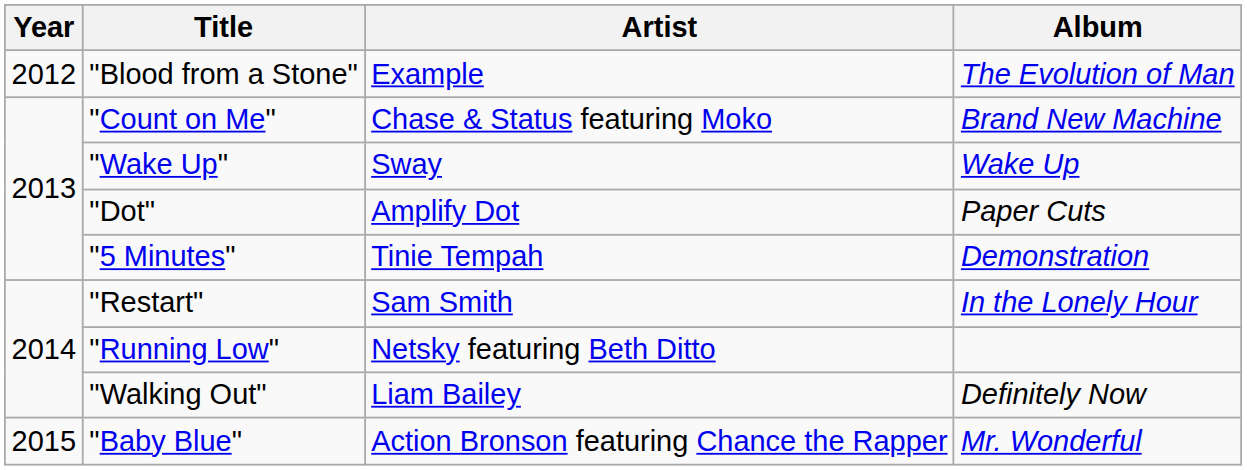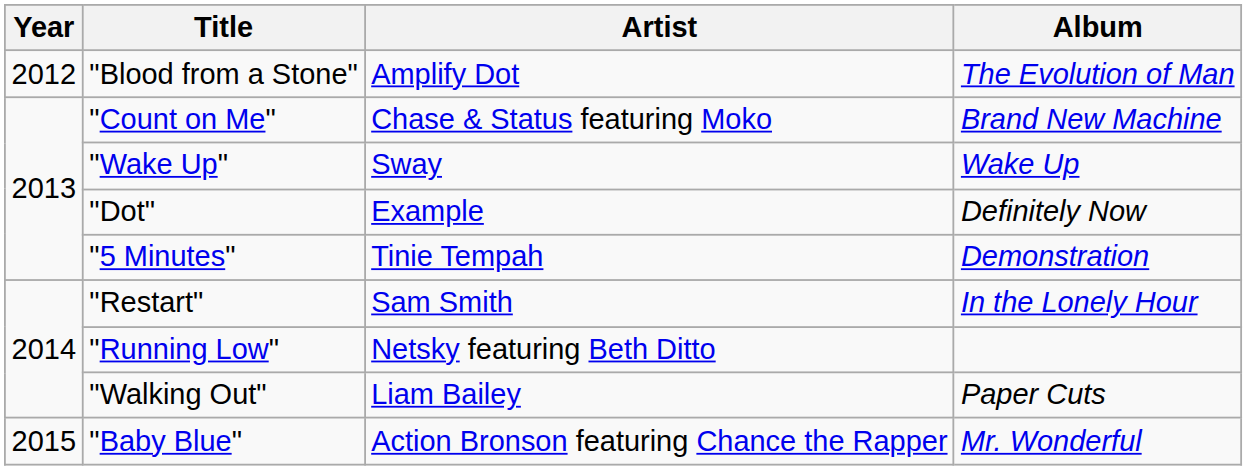(428, 73) Example -> (445, 73) Amplify Dot
(445, 211) Amplify Dot -> (428, 211) Example
(1033, 211) Paper Cuts -> (1053, 211) Definitely Now
(1053, 394) Definitely Now -> (1033, 394) Paper Cuts
